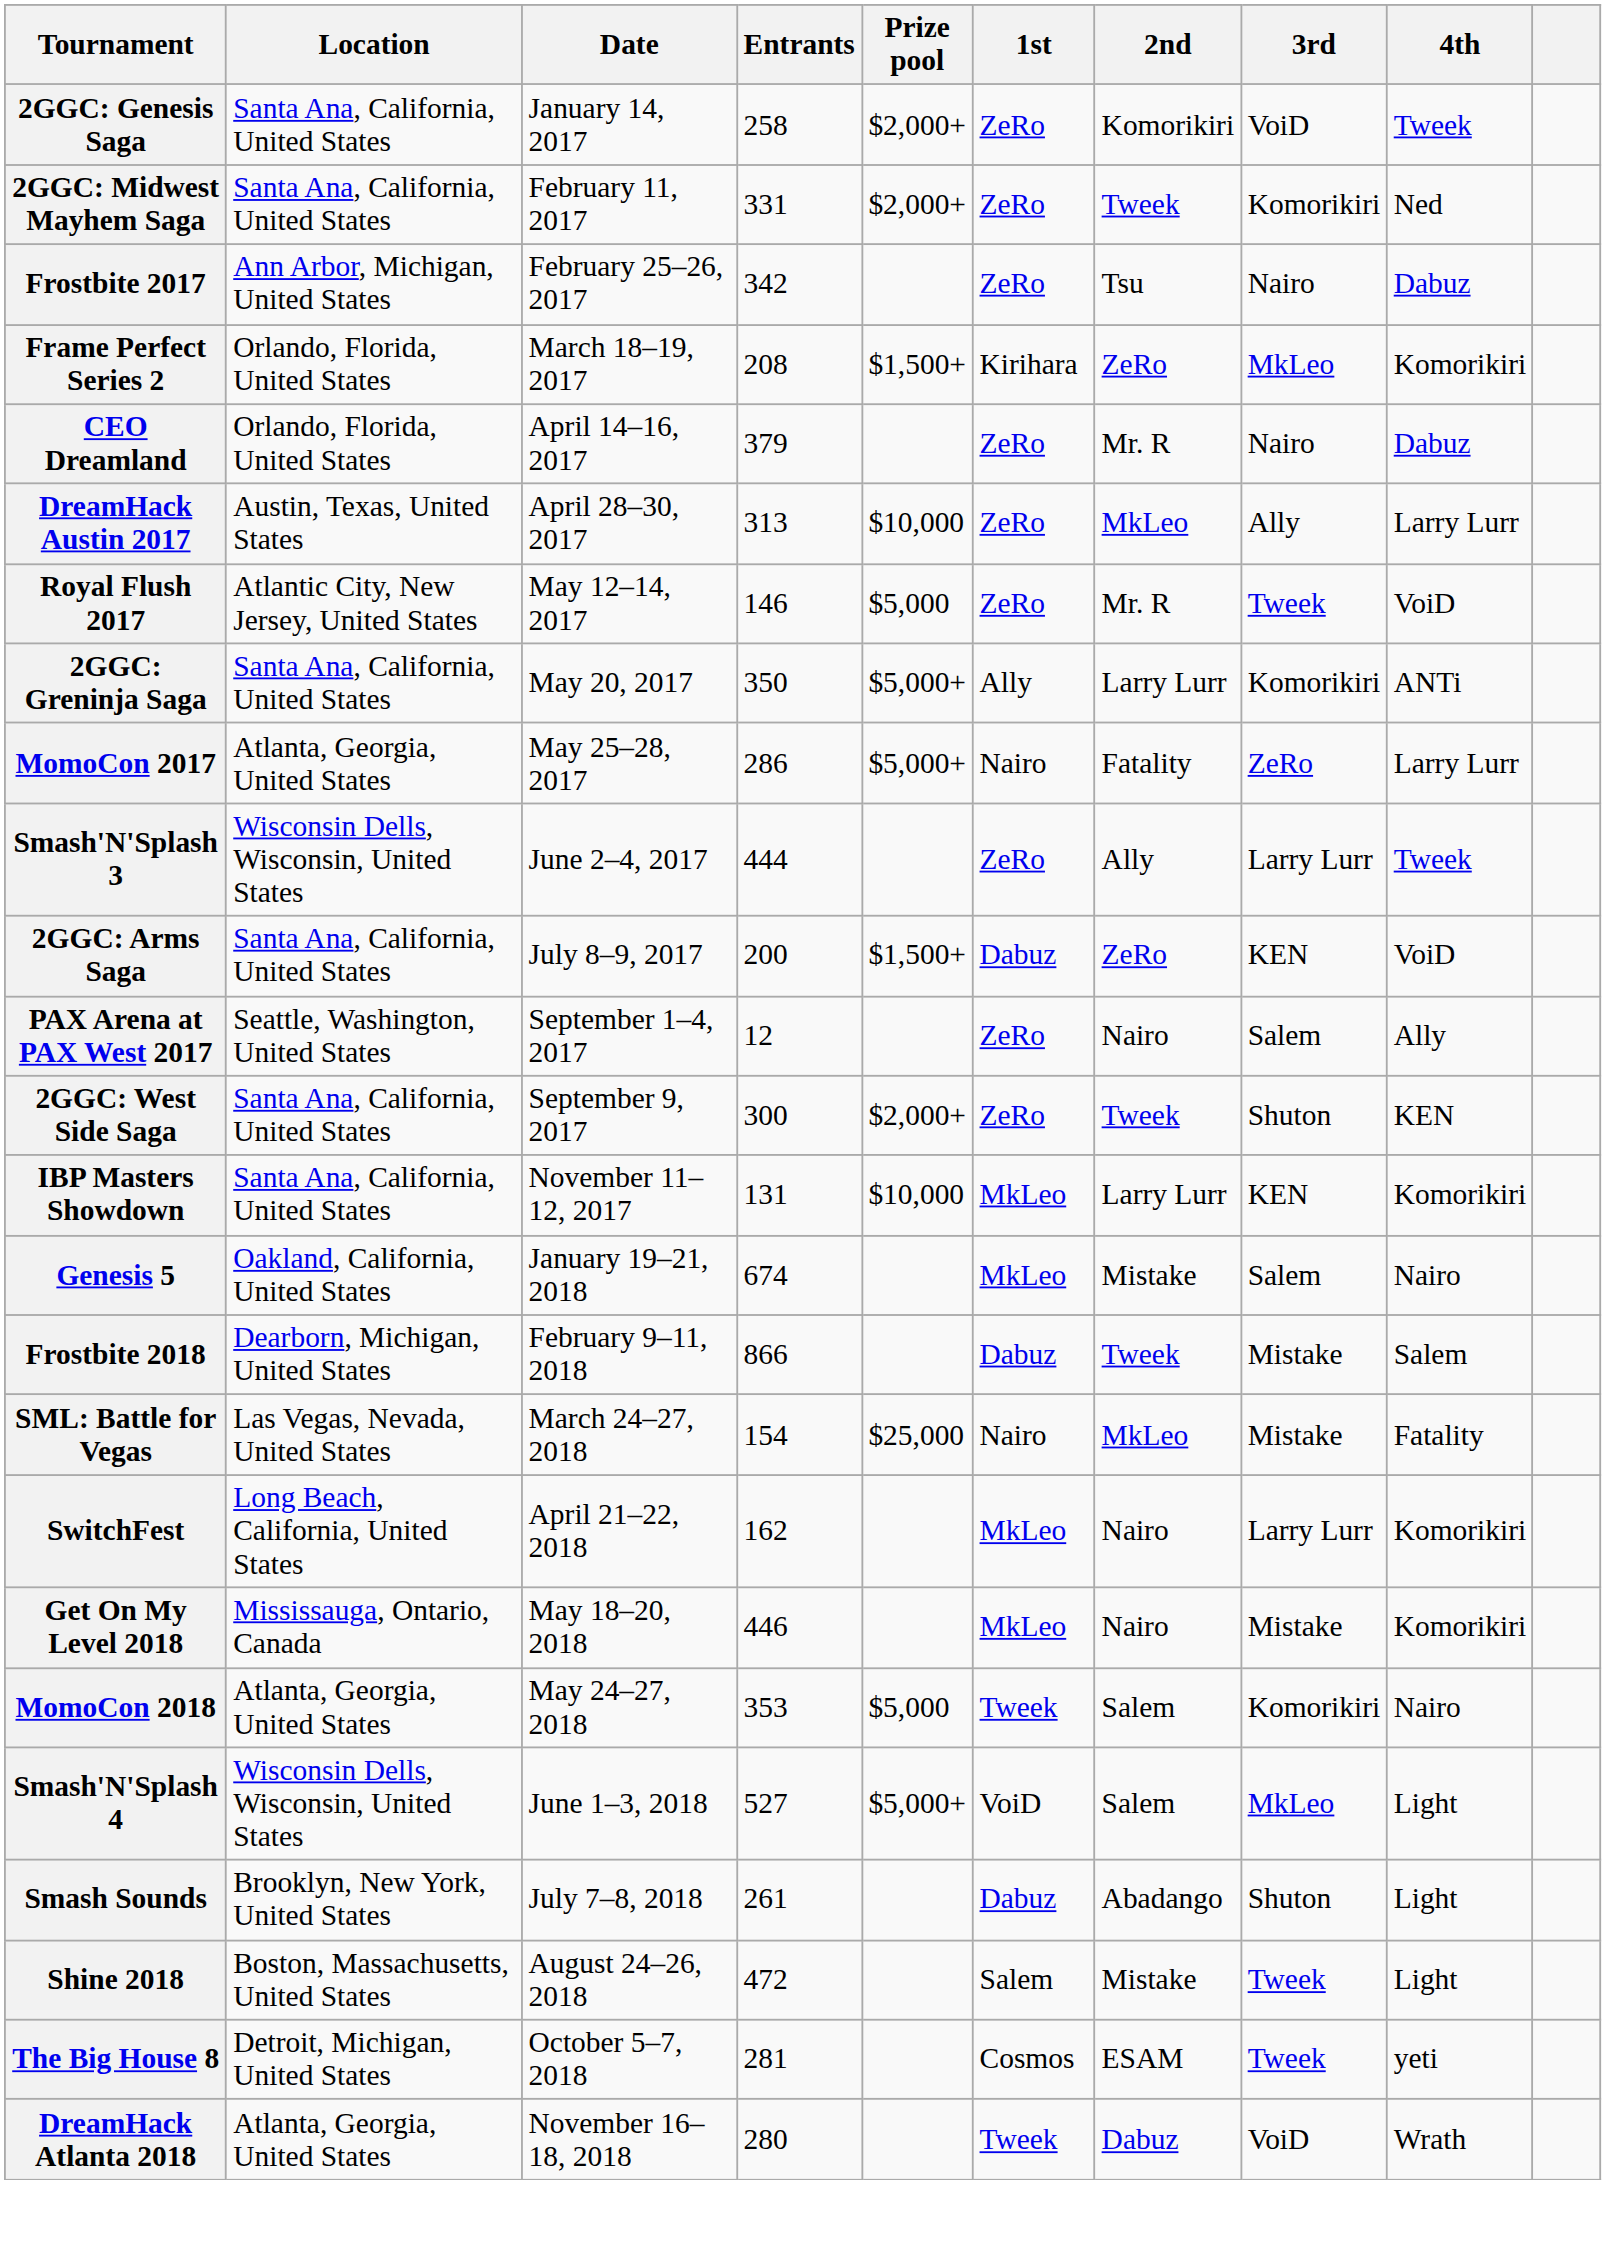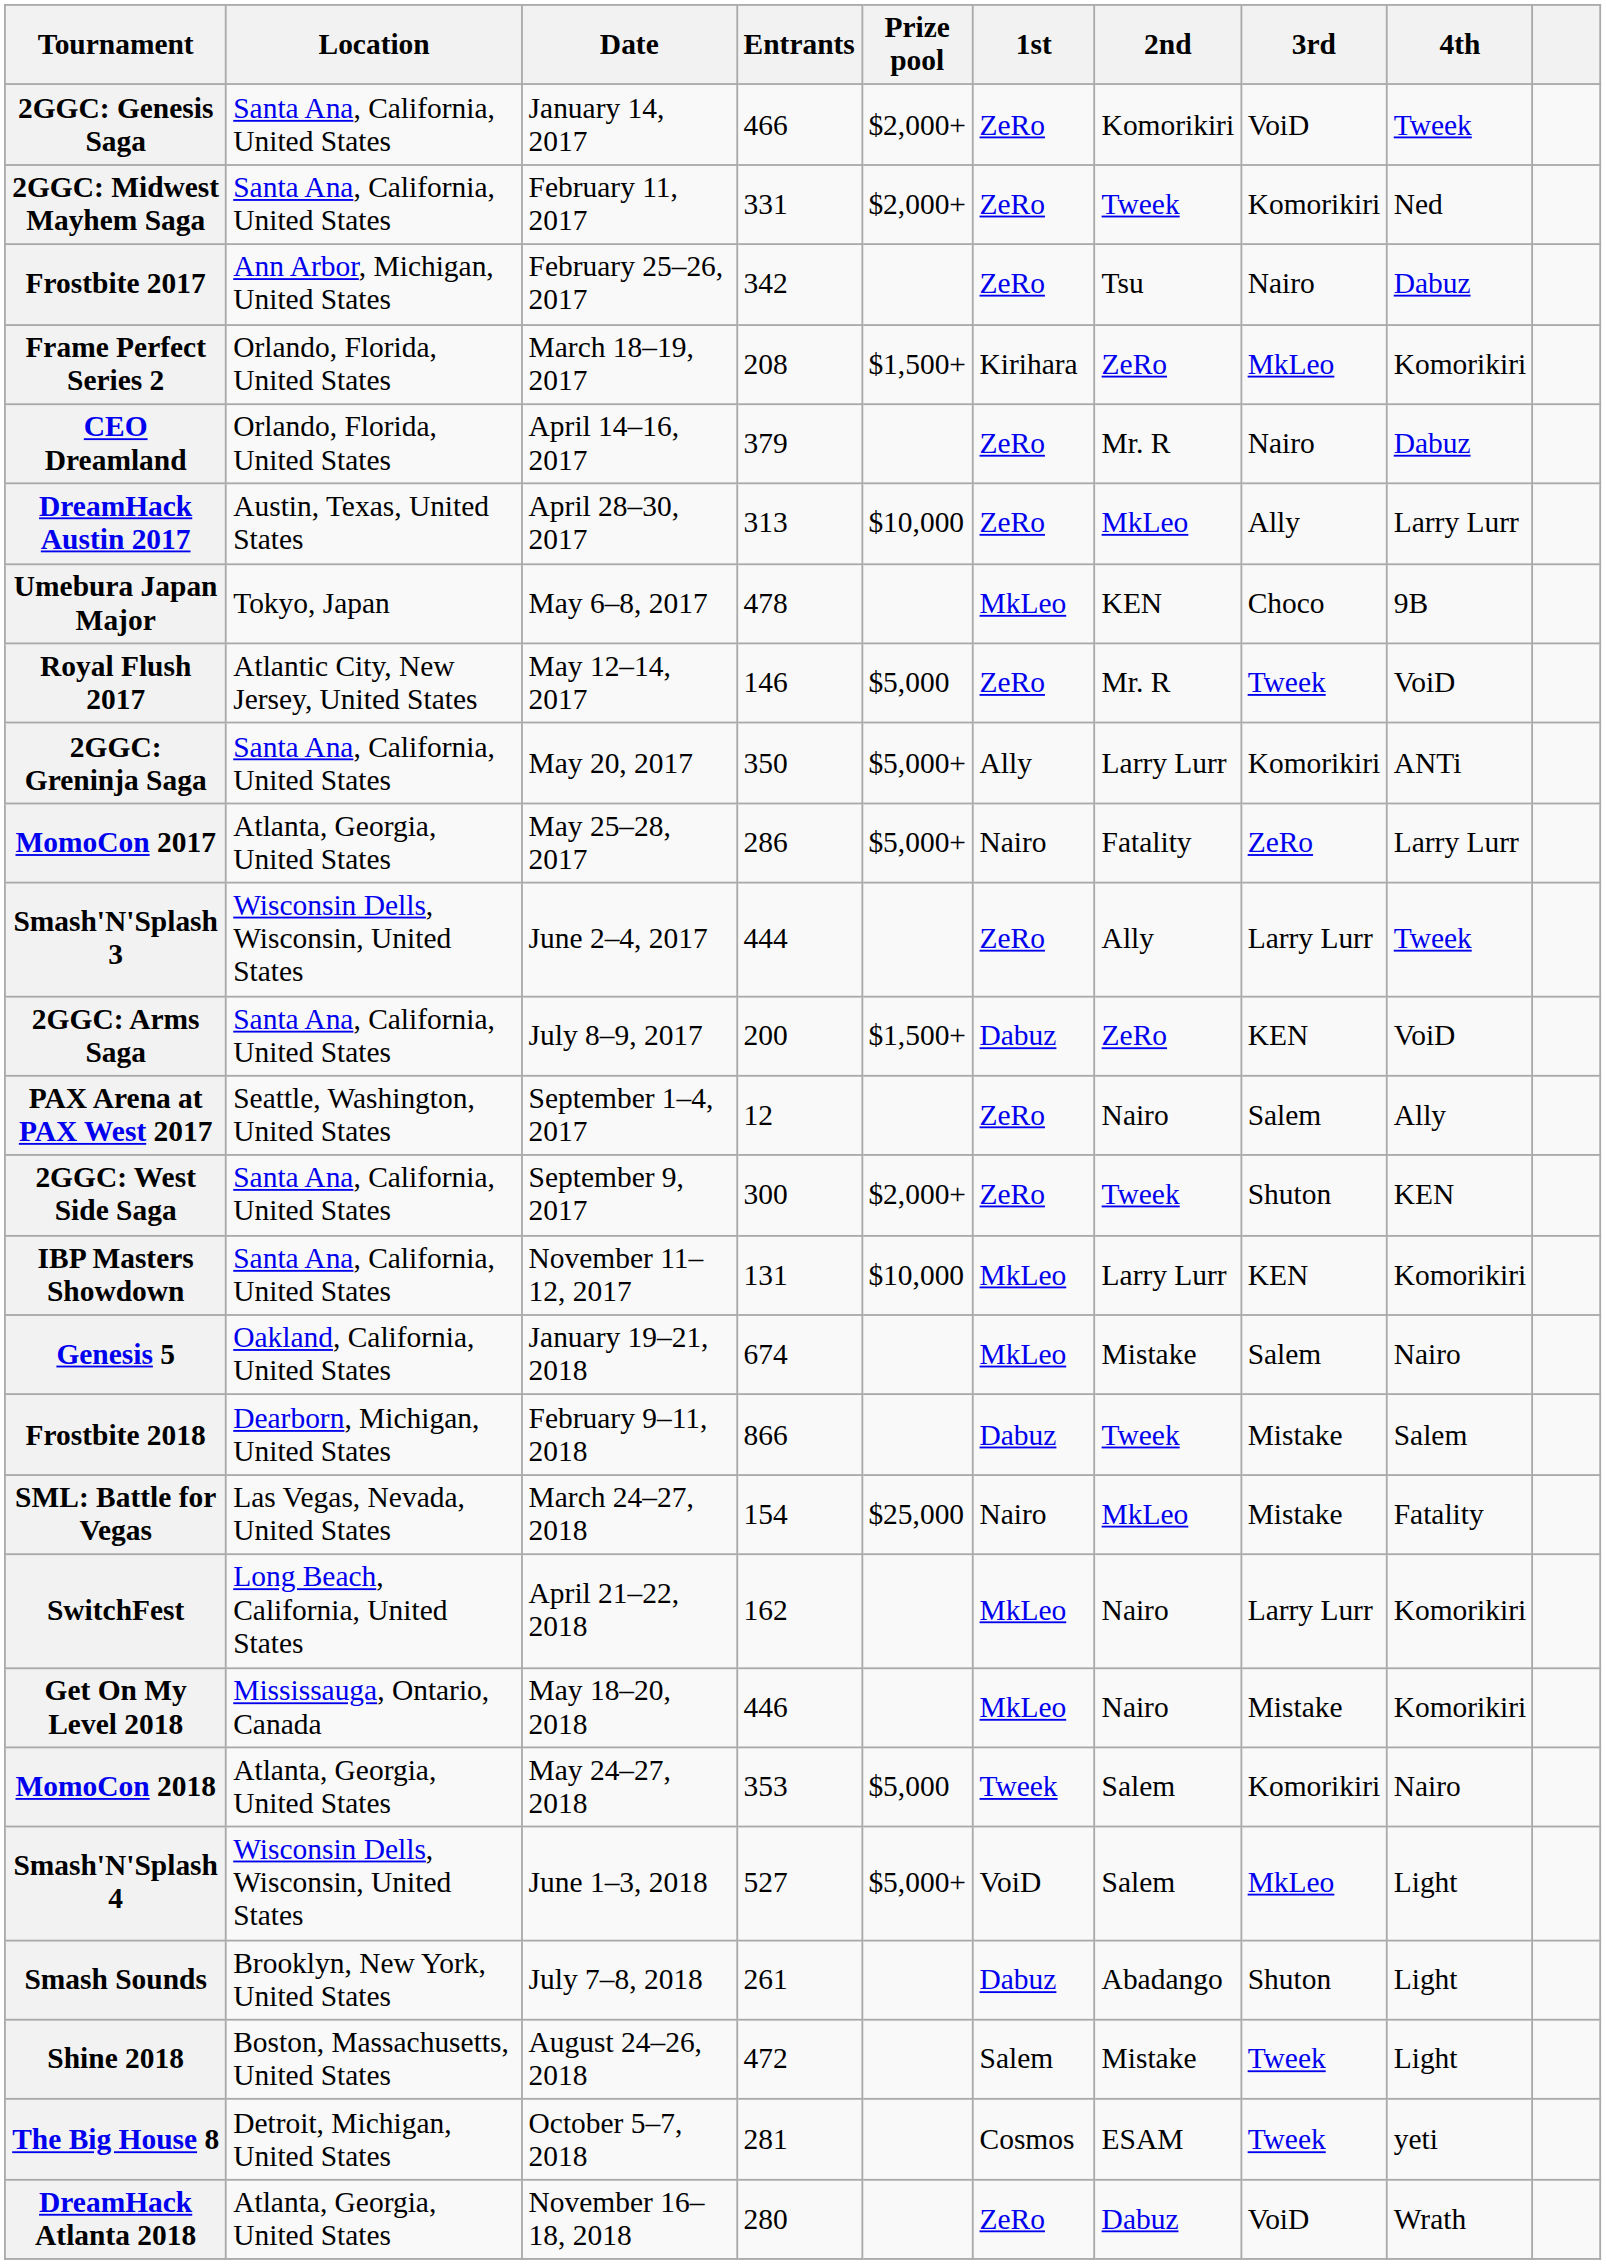(766, 124) 258 -> (766, 124) 466
+ row: (116, 603)
(1019, 2139) Tweek -> (1012, 2218) ZeRo
